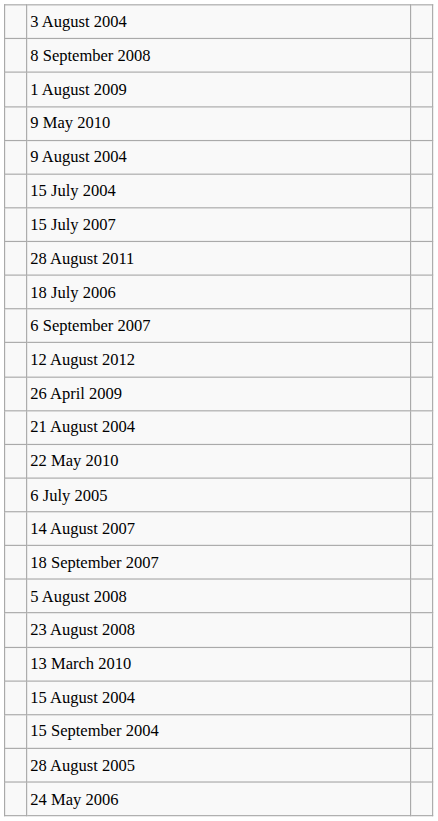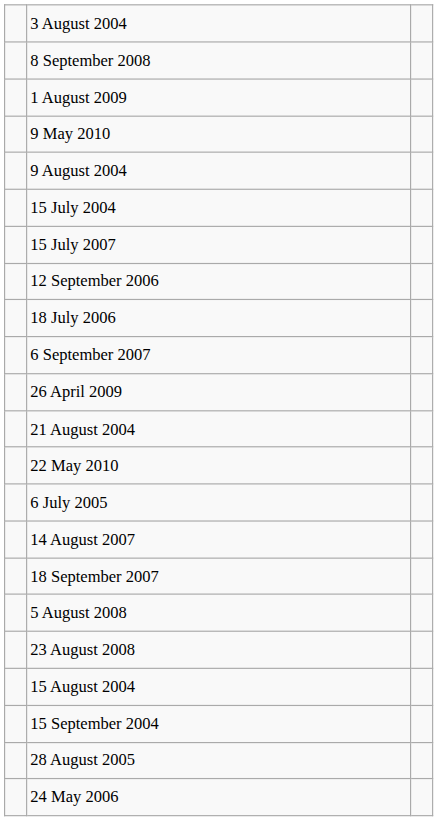- row: (82, 258)
+ row: (95, 281)
- row: (83, 359)
- row: (81, 663)
